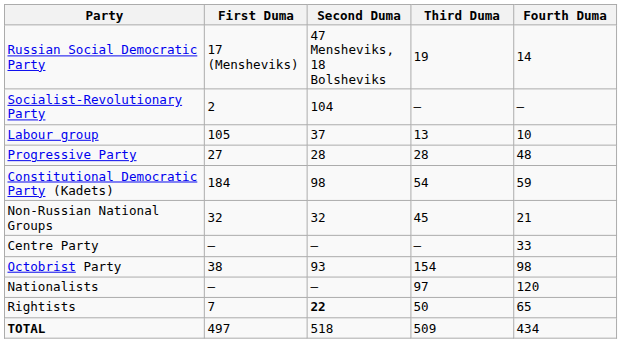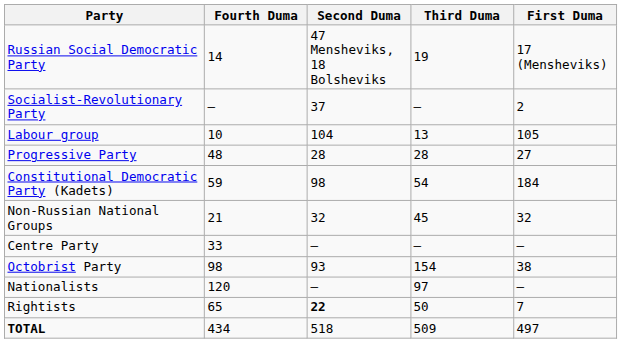columns swapped: (256, 15) <-> (565, 15)
(322, 107) 104 -> (318, 107) 37
(318, 135) 37 -> (322, 135) 104
